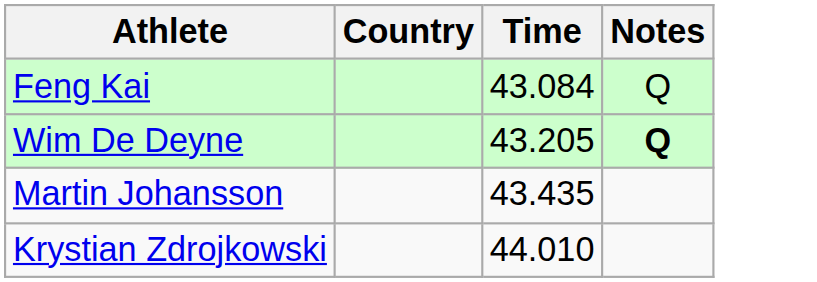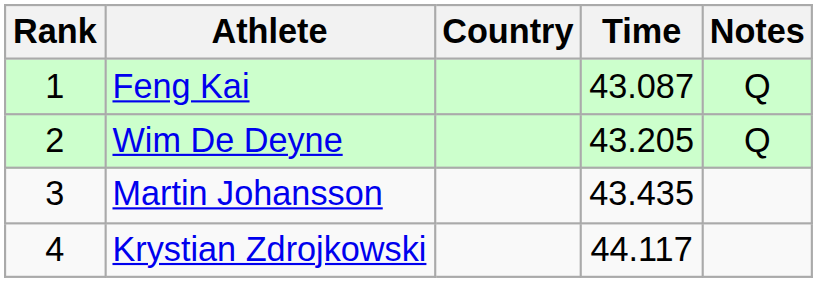+ column: (55, 31)
(542, 85) 43.084 -> (642, 85) 43.087
(658, 140) bold -> (757, 140) normal
(542, 248) 44.010 -> (642, 248) 44.117
